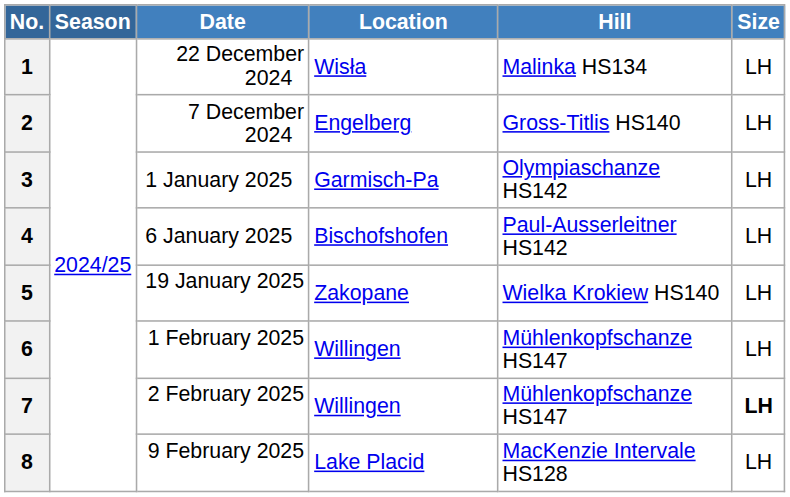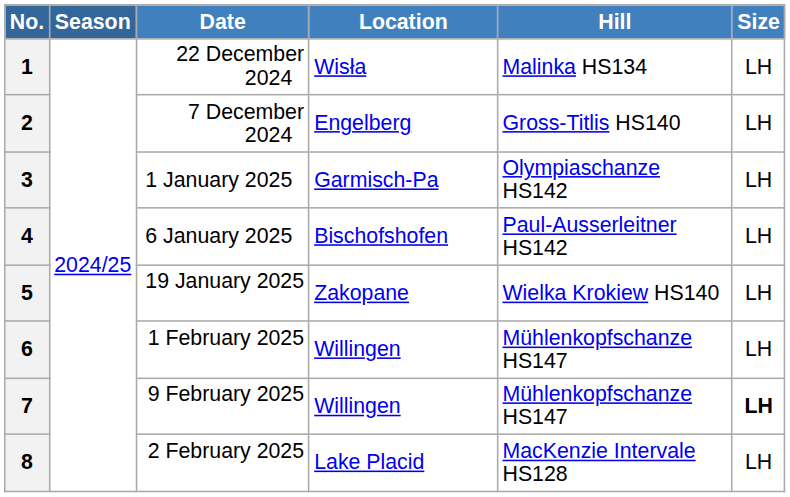(226, 406) 2 February 2025 -> (226, 406) 9 February 2025
(226, 462) 9 February 2025 -> (226, 462) 2 February 2025
